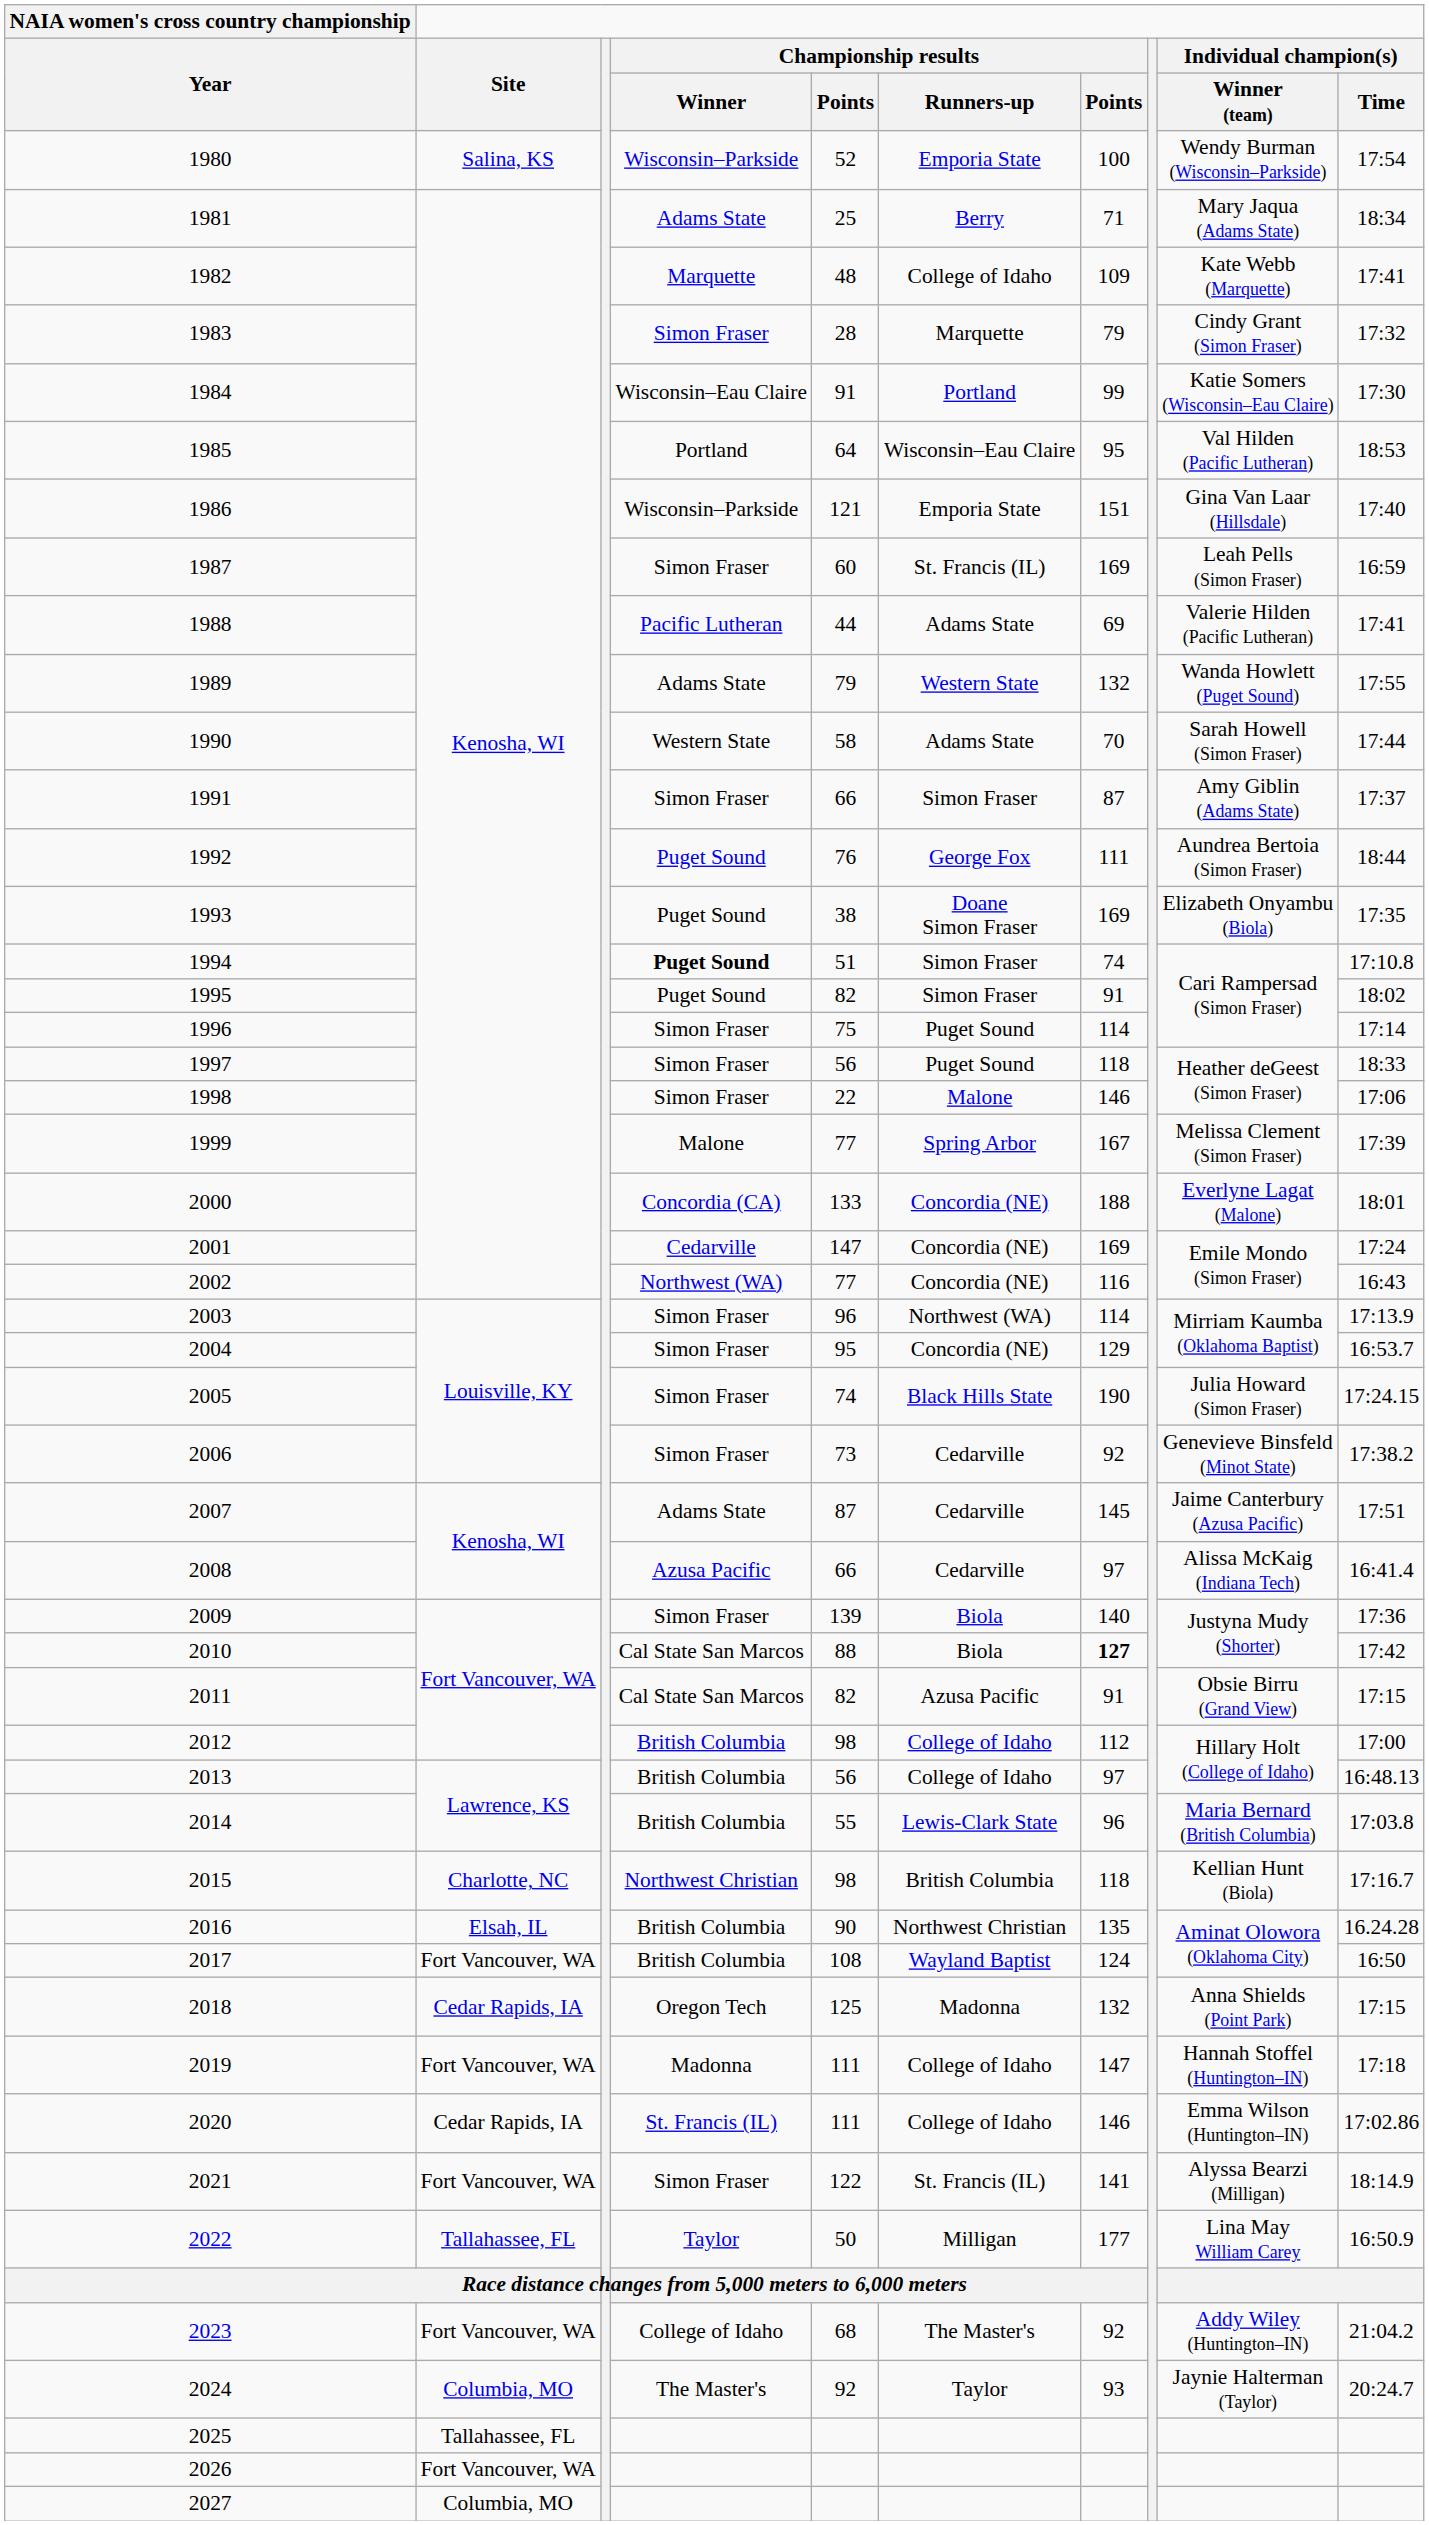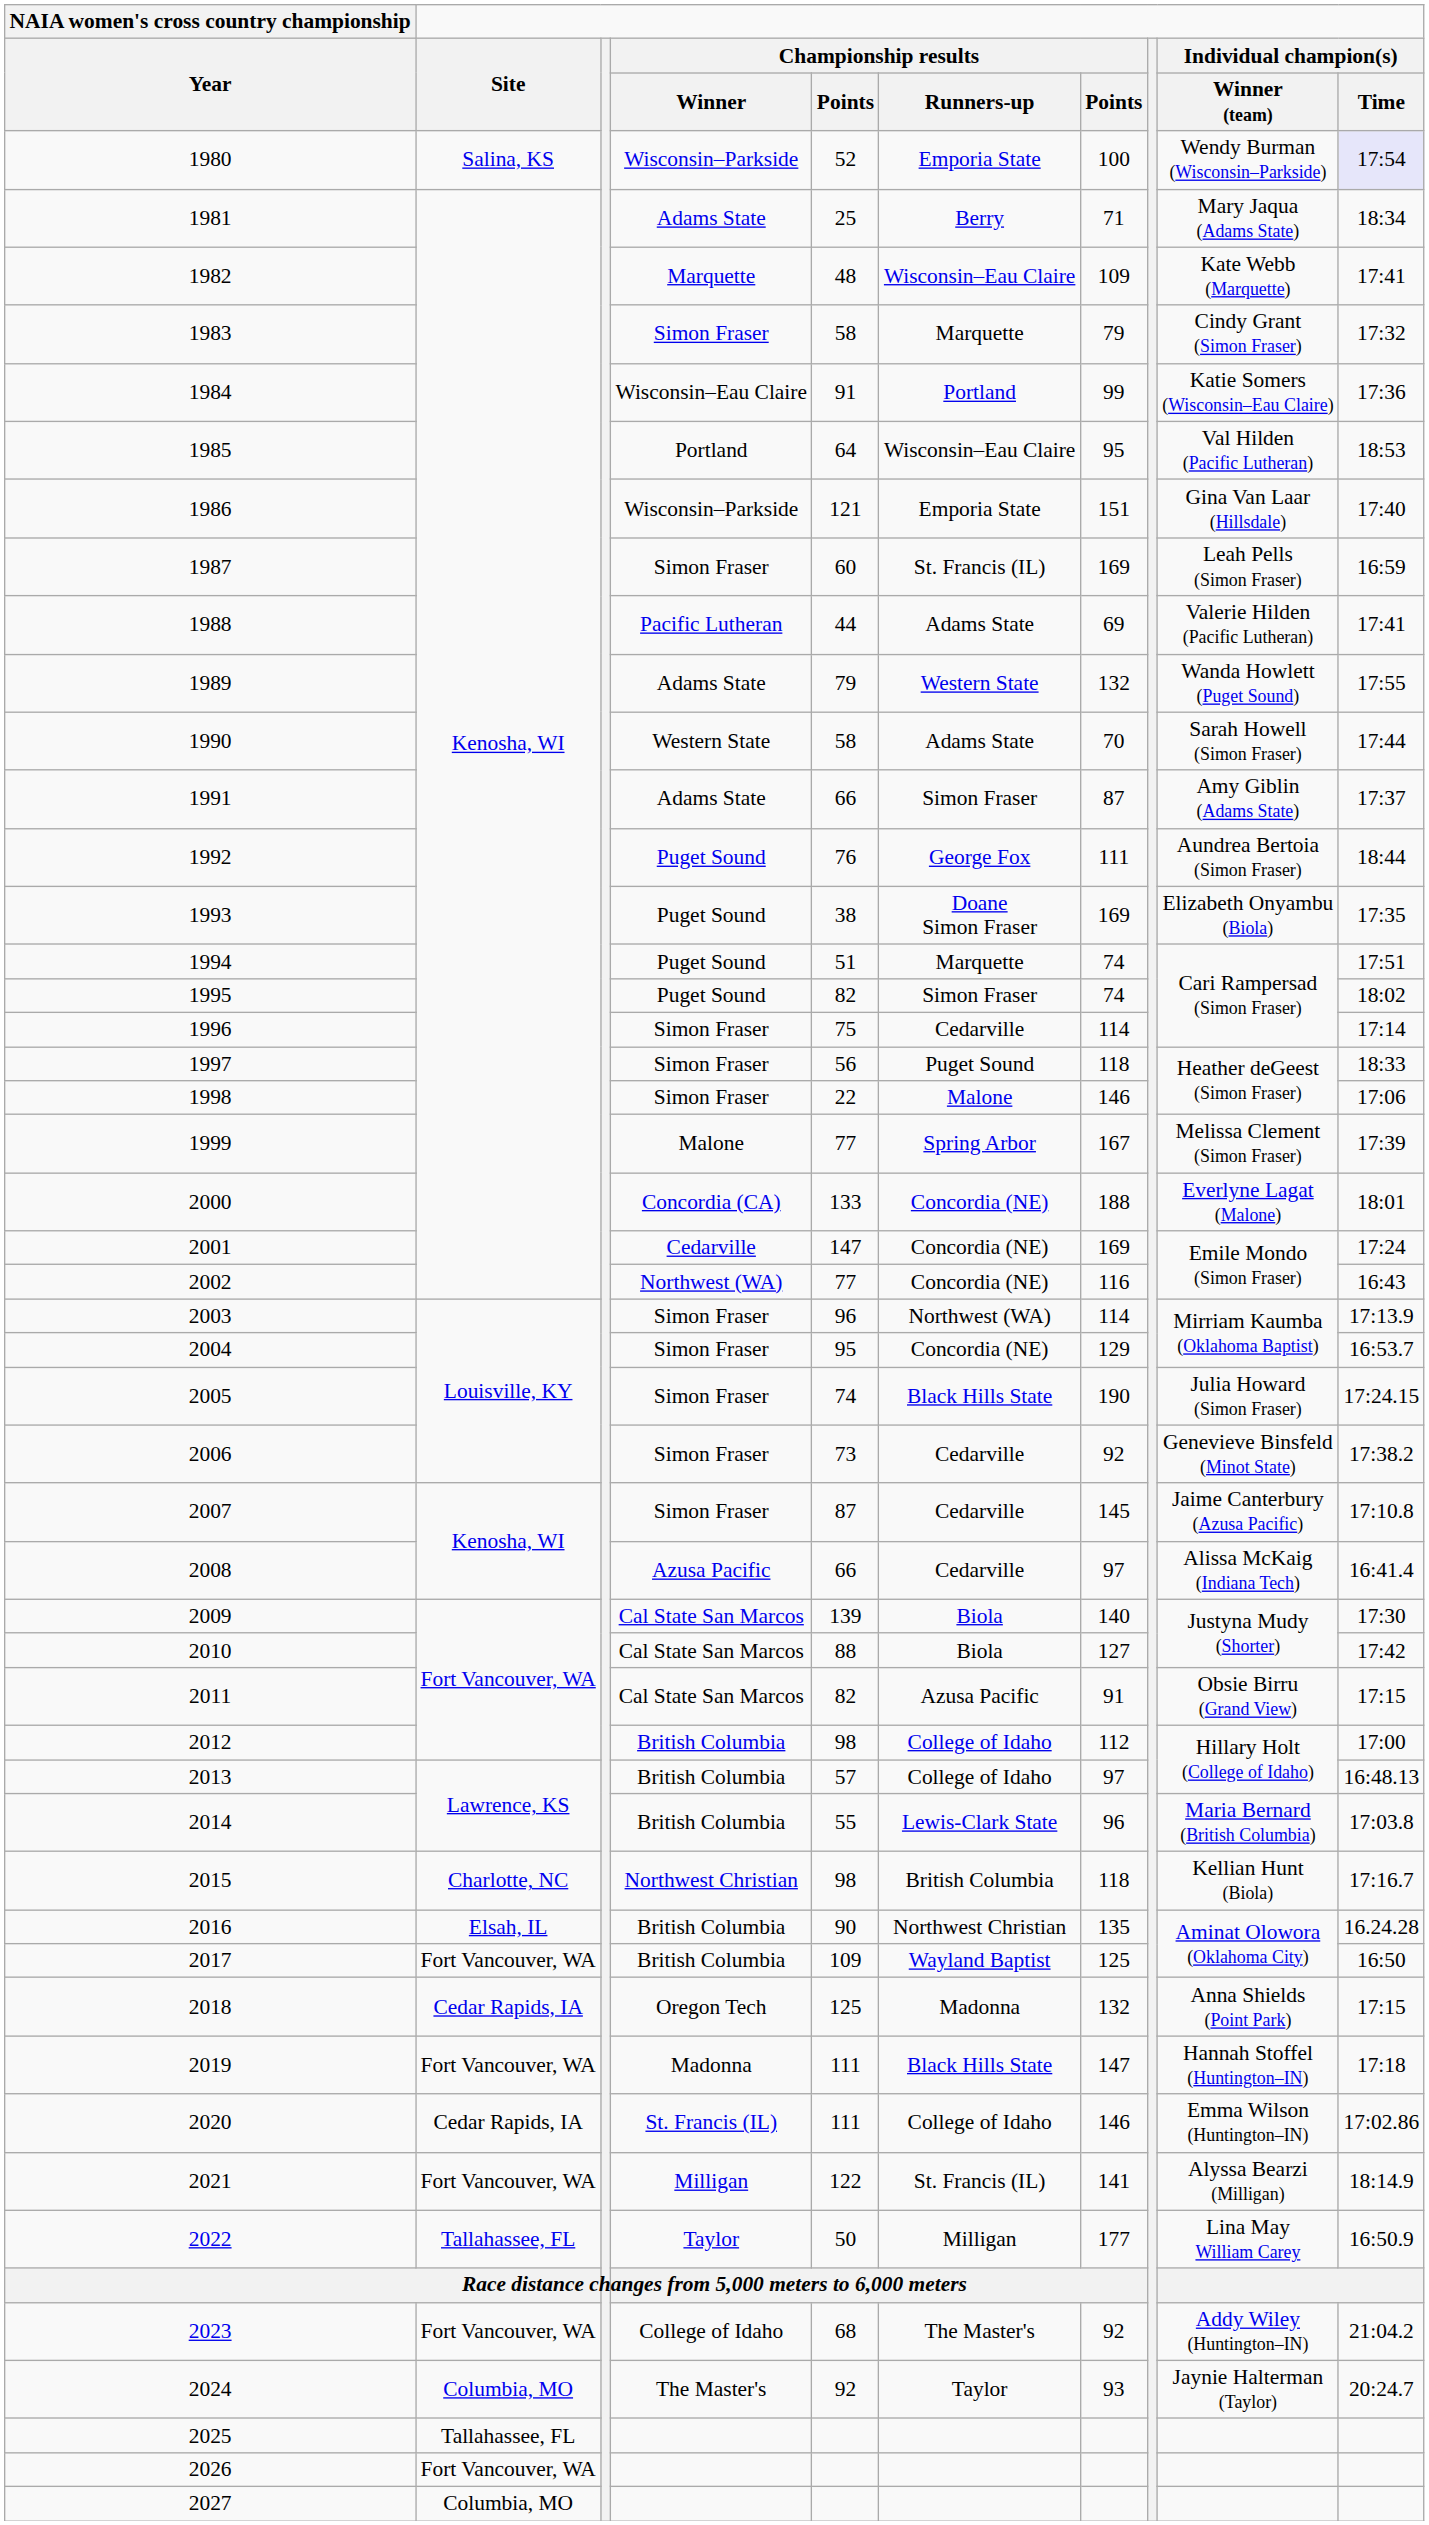(1381, 159) no background -> (1381, 159) lavender background
(980, 275) College of Idaho -> (980, 275) Wisconsin–Eau Claire
(845, 334) 28 -> (845, 334) 58
(1381, 392) 17:30 -> (1381, 392) 17:36
(711, 799) Simon Fraser -> (711, 799) Adams State
(711, 961) bold -> (711, 961) normal
(980, 961) Simon Fraser -> (980, 961) Marquette
(1381, 961) 17:10.8 -> (1381, 961) 17:51
(1114, 995) 91 -> (1114, 995) 74
(980, 1029) Puget Sound -> (980, 1029) Cedarville
(711, 1511) Adams State -> (711, 1511) Simon Fraser
(1381, 1511) 17:51 -> (1381, 1511) 17:10.8
(711, 1616) Simon Fraser -> (711, 1616) Cal State San Marcos
(1381, 1616) 17:36 -> (1381, 1616) 17:30
(1114, 1650) bold -> (1114, 1650) normal
(845, 1776) 56 -> (845, 1776) 57
(845, 1960) 108 -> (845, 1960) 109
(1114, 1960) 124 -> (1114, 1960) 125
(980, 2064) College of Idaho -> (980, 2064) Black Hills State
(711, 2180) Simon Fraser -> (711, 2180) Milligan
